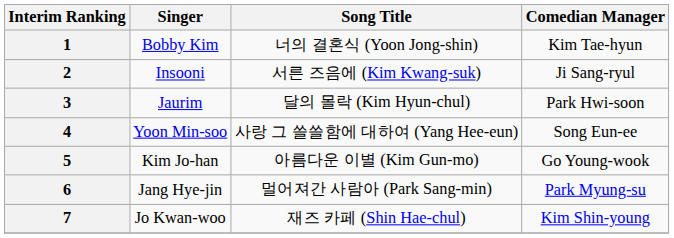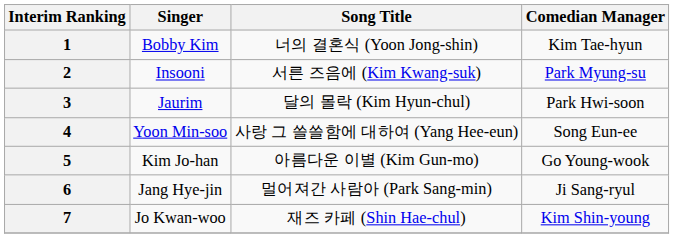(595, 73) Ji Sang-ryul -> (595, 73) Park Myung-su
(595, 189) Park Myung-su -> (595, 189) Ji Sang-ryul
